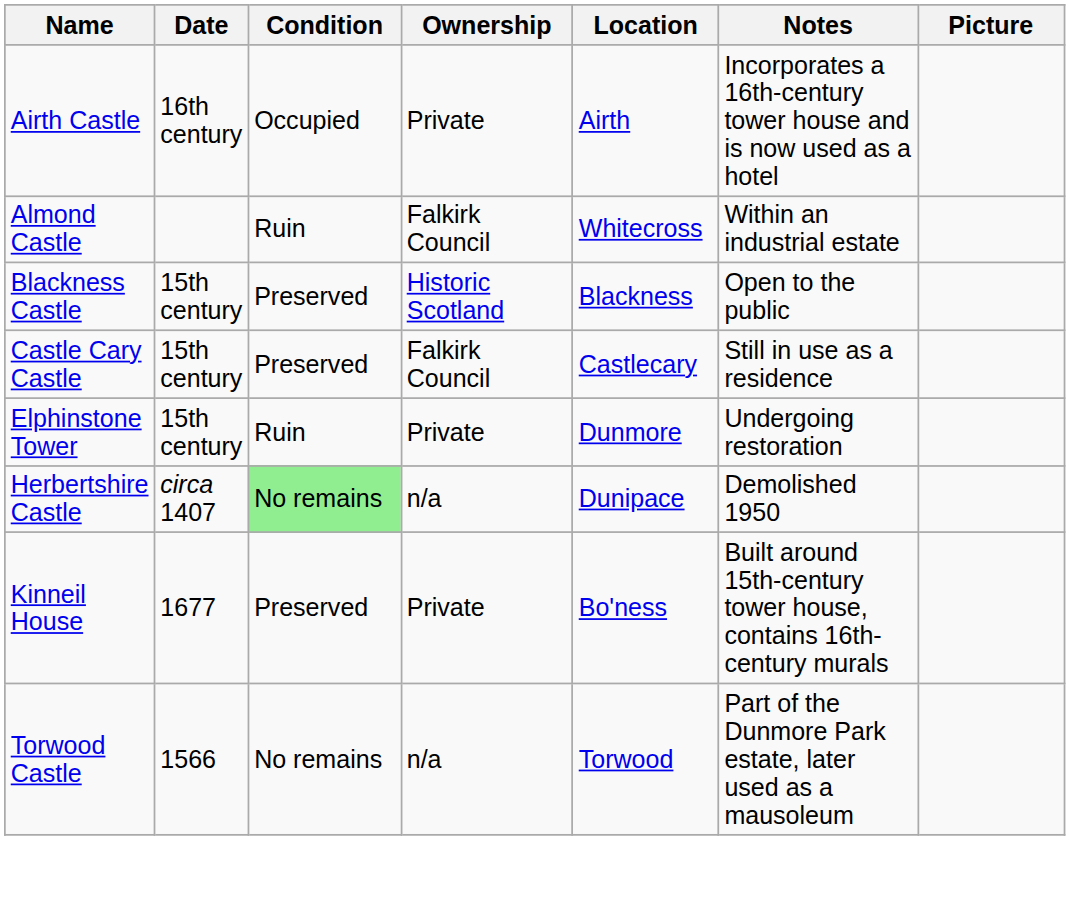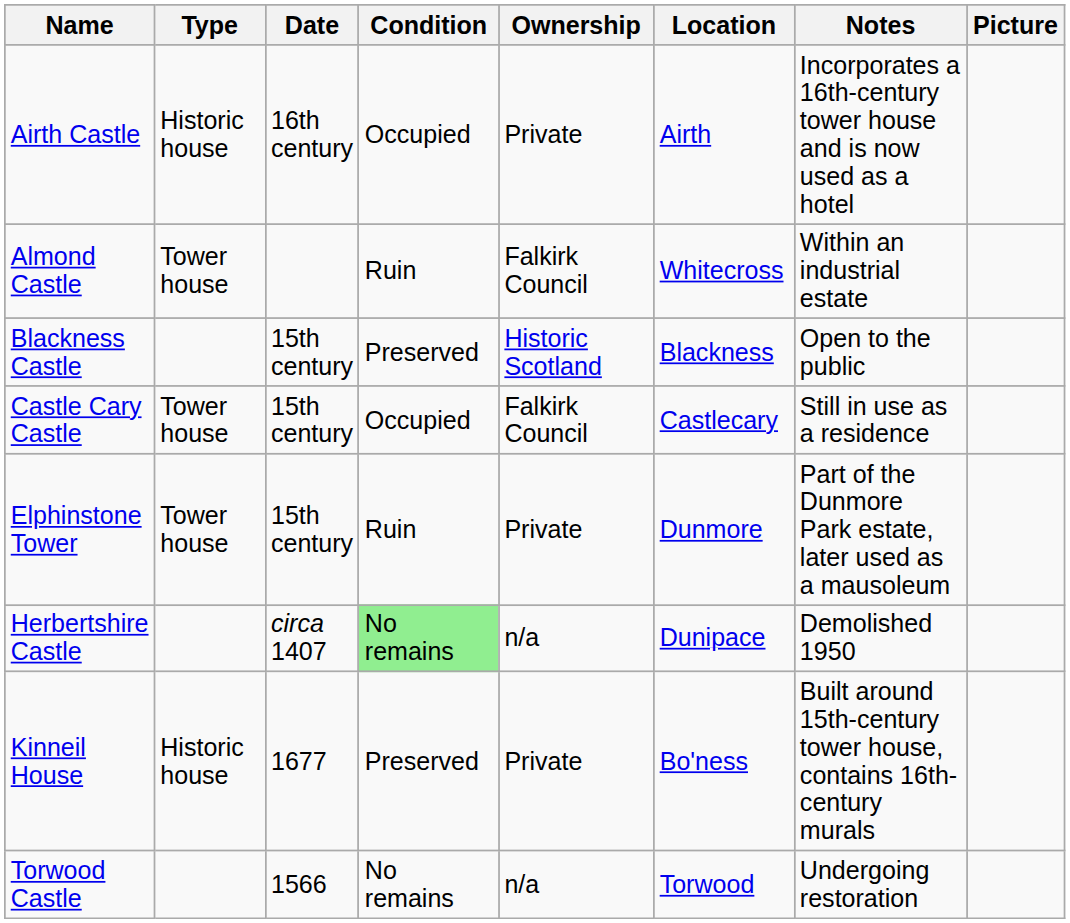+ column: (210, 25)
(311, 364) Preserved -> (418, 420) Occupied
(789, 432) Undergoing restoration -> (875, 529) Part of the Dunmore Park estate, later used as a mausoleum
(805, 759) Part of the Dunmore Park estate, later used as a mausoleum -> (865, 885) Undergoing restoration
